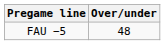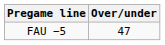(124, 31) 48 -> (124, 31) 47
